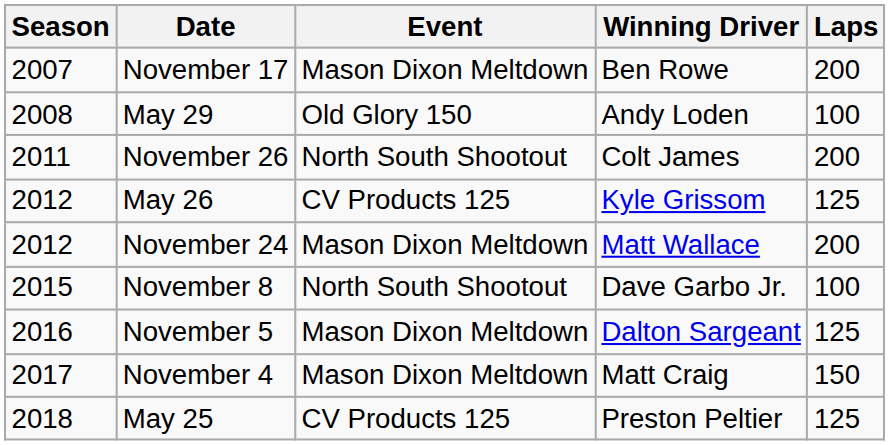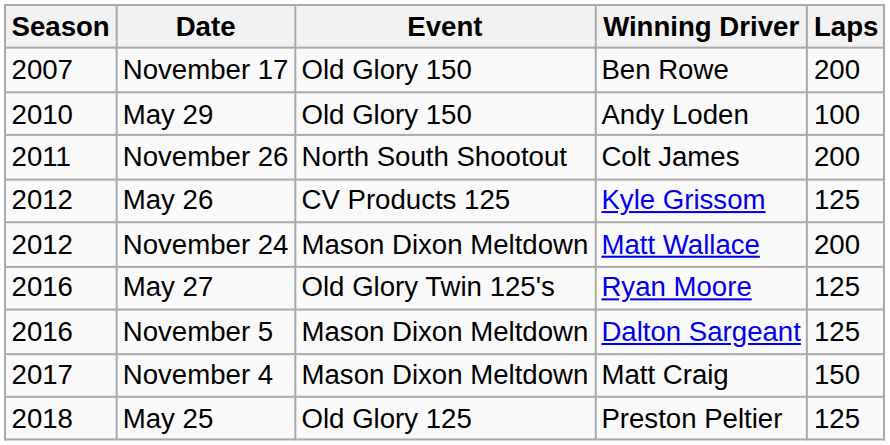(445, 70) Mason Dixon Meltdown -> (387, 70) Old Glory 150
(42, 113) 2008 -> (42, 113) 2010
- row: (198, 287)
+ row: (168, 287)
(406, 418) CV Products 125 -> (387, 418) Old Glory 125
